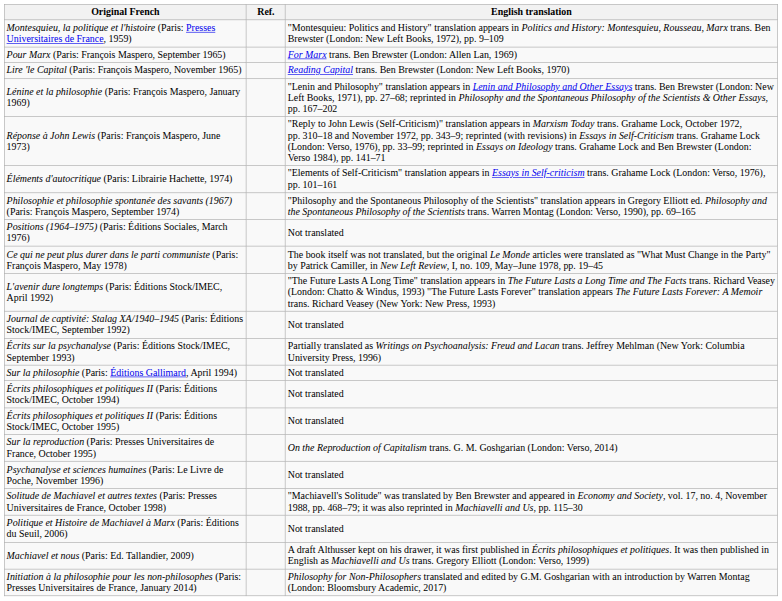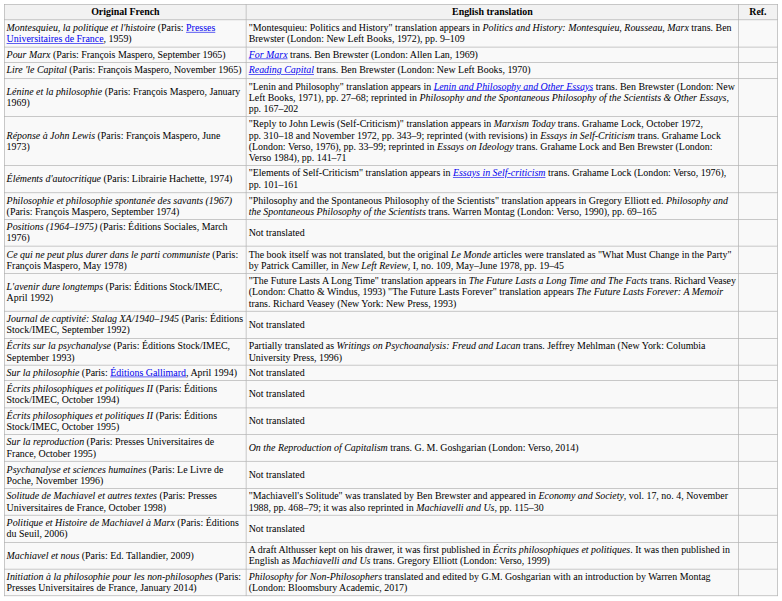columns swapped: (531, 12) <-> (266, 12)
